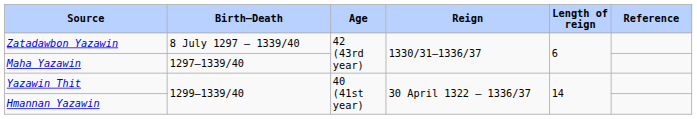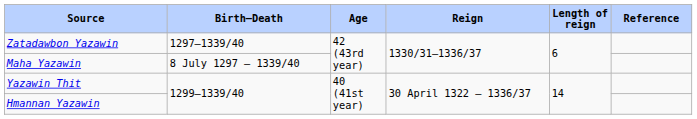(235, 43) 8 July 1297 – 1339/40 -> (207, 43) 1297–1339/40
(207, 63) 1297–1339/40 -> (235, 63) 8 July 1297 – 1339/40
